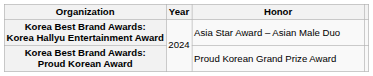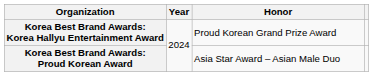(267, 32) Asia Star Award – Asian Male Duo -> (265, 32) Proud Korean Grand Prize Award
(265, 58) Proud Korean Grand Prize Award -> (267, 58) Asia Star Award – Asian Male Duo
